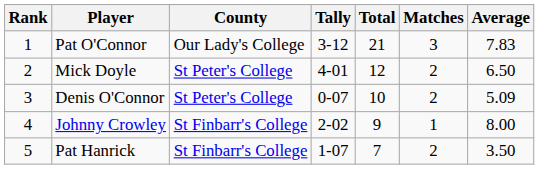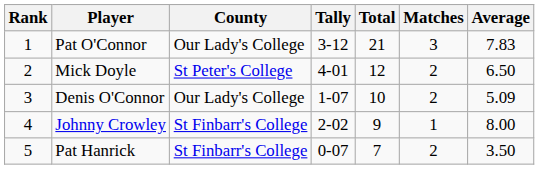(233, 97) St Peter's College -> (239, 97) Our Lady's College
(333, 97) 0-07 -> (333, 97) 1-07
(333, 151) 1-07 -> (333, 151) 0-07
